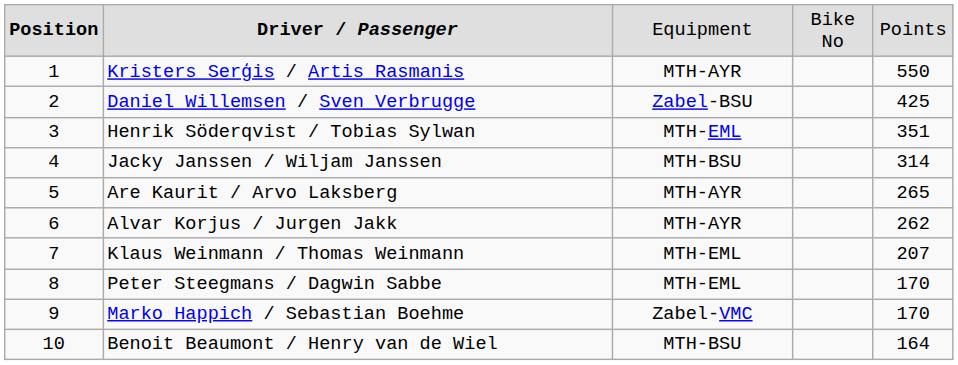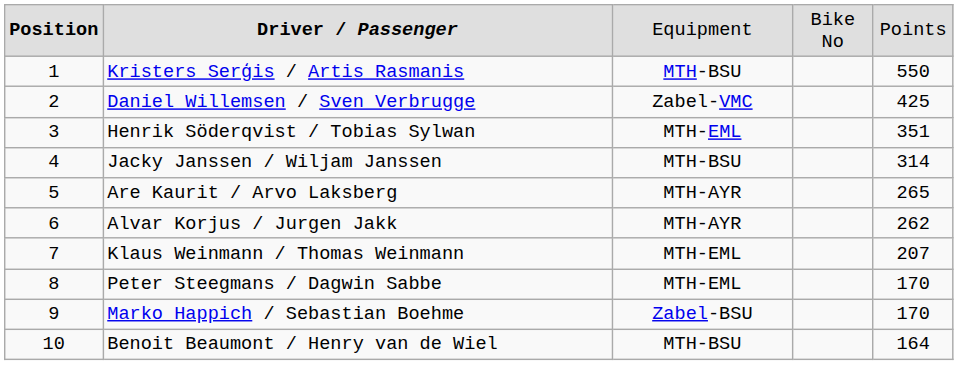(702, 72) MTH-AYR -> (702, 72) MTH-BSU
(702, 102) Zabel-BSU -> (702, 102) Zabel-VMC
(702, 314) Zabel-VMC -> (702, 314) Zabel-BSU
